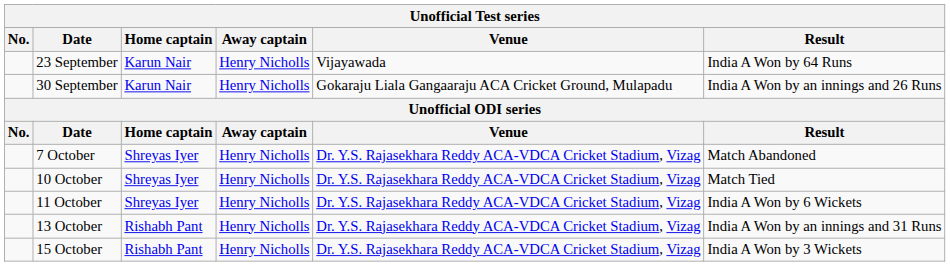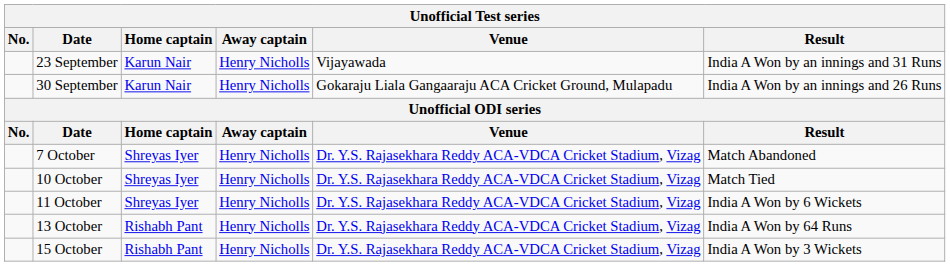(780, 62) India A Won by 64 Runs -> (824, 62) India A Won by an innings and 31 Runs
(824, 226) India A Won by an innings and 31 Runs -> (780, 226) India A Won by 64 Runs
